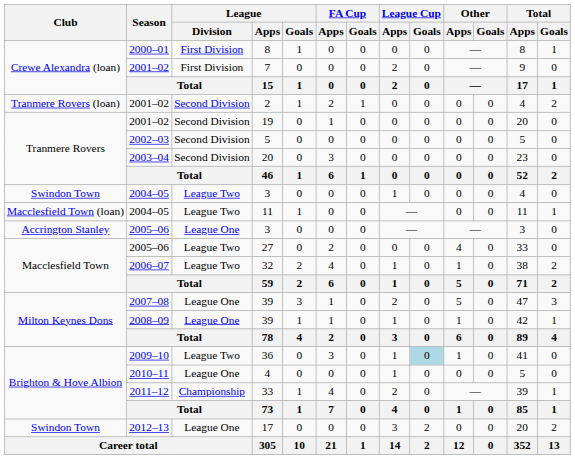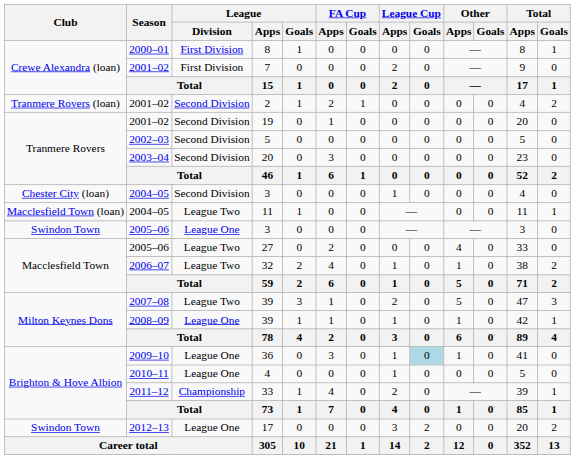(65, 193) Swindon Town -> (65, 193) Chester City (loan)
(212, 193) League Two -> (212, 193) Second Division
(65, 229) Accrington Stanley -> (65, 229) Swindon Town
(212, 301) League One -> (212, 301) League Two
(212, 355) League Two -> (212, 355) League One
